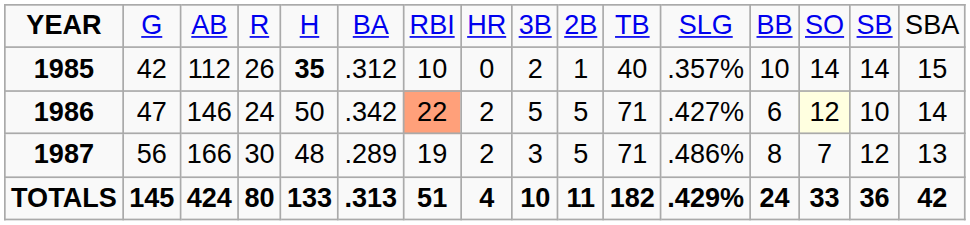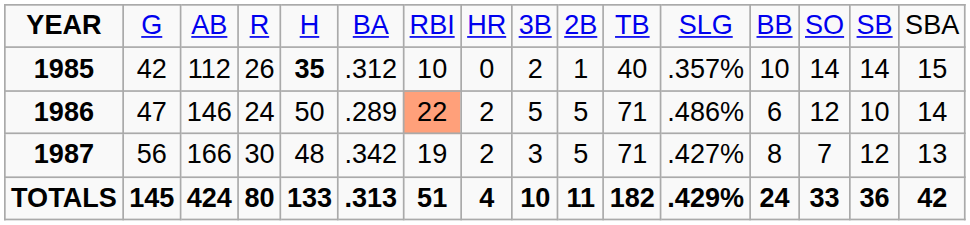(371, 111) .342 -> (371, 111) .289
(706, 111) .427% -> (706, 111) .486%
(825, 111) lightyellow background -> (825, 111) no background
(371, 154) .289 -> (371, 154) .342
(706, 154) .486% -> (706, 154) .427%
